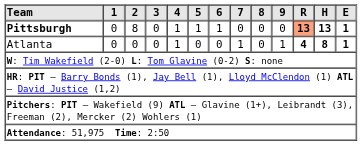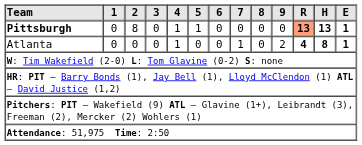(219, 28) 1 -> (219, 28) 0
(283, 44) 1 -> (283, 44) 2
